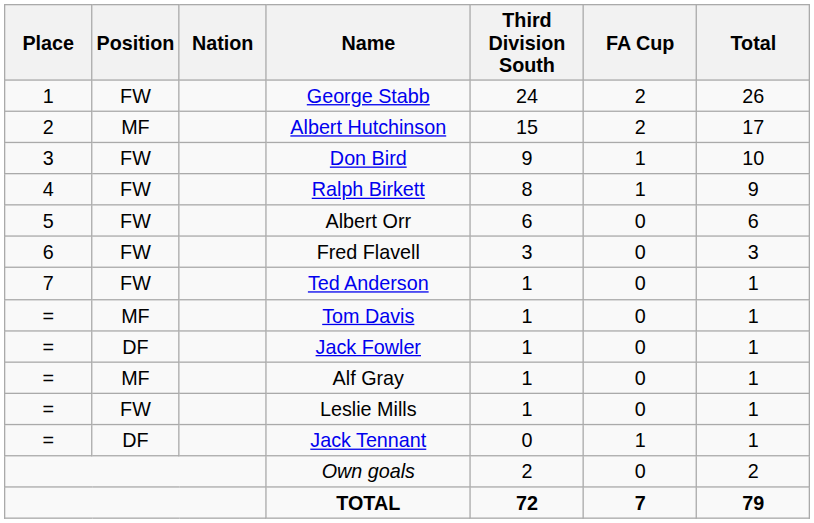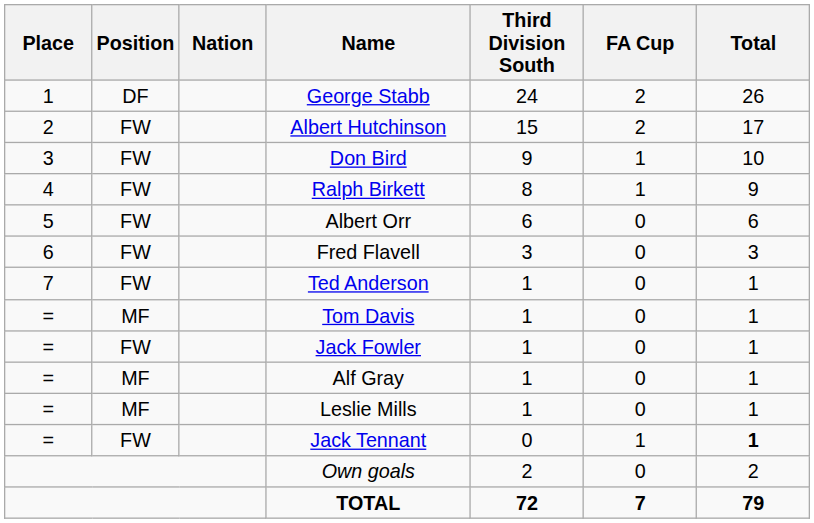(135, 96) FW -> (135, 96) DF
(135, 127) MF -> (135, 127) FW
(135, 346) DF -> (135, 346) FW
(135, 409) FW -> (135, 409) MF
(135, 440) DF -> (135, 440) FW
(753, 440) normal -> (753, 440) bold
